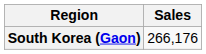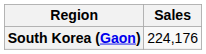(173, 37) 266,176 -> (173, 37) 224,176
